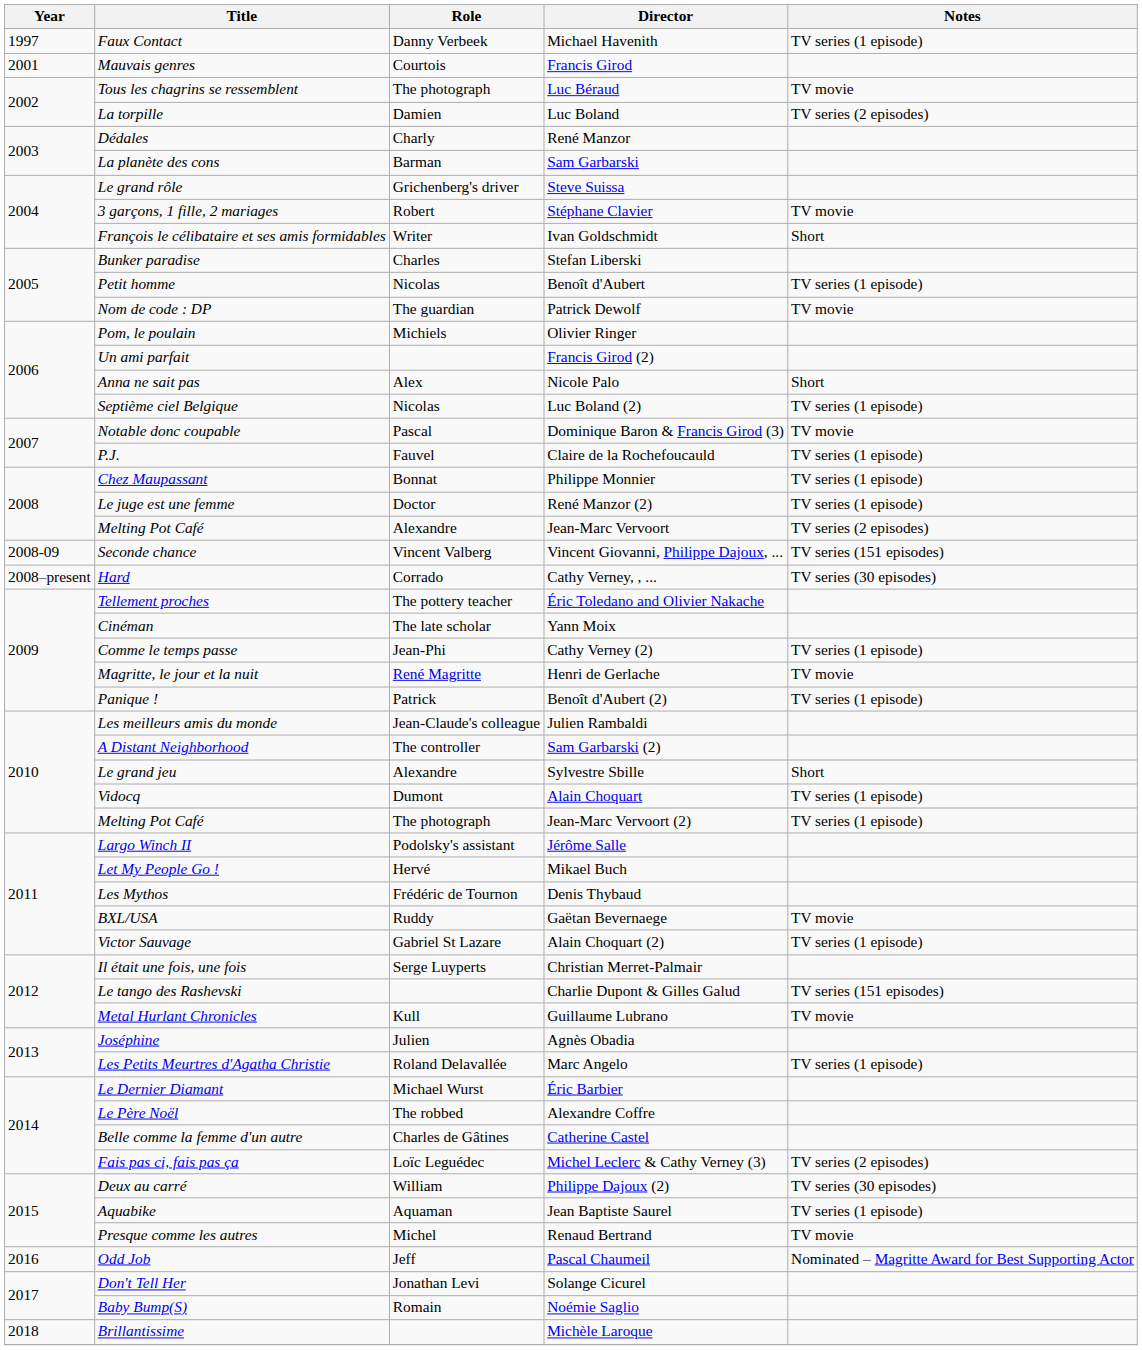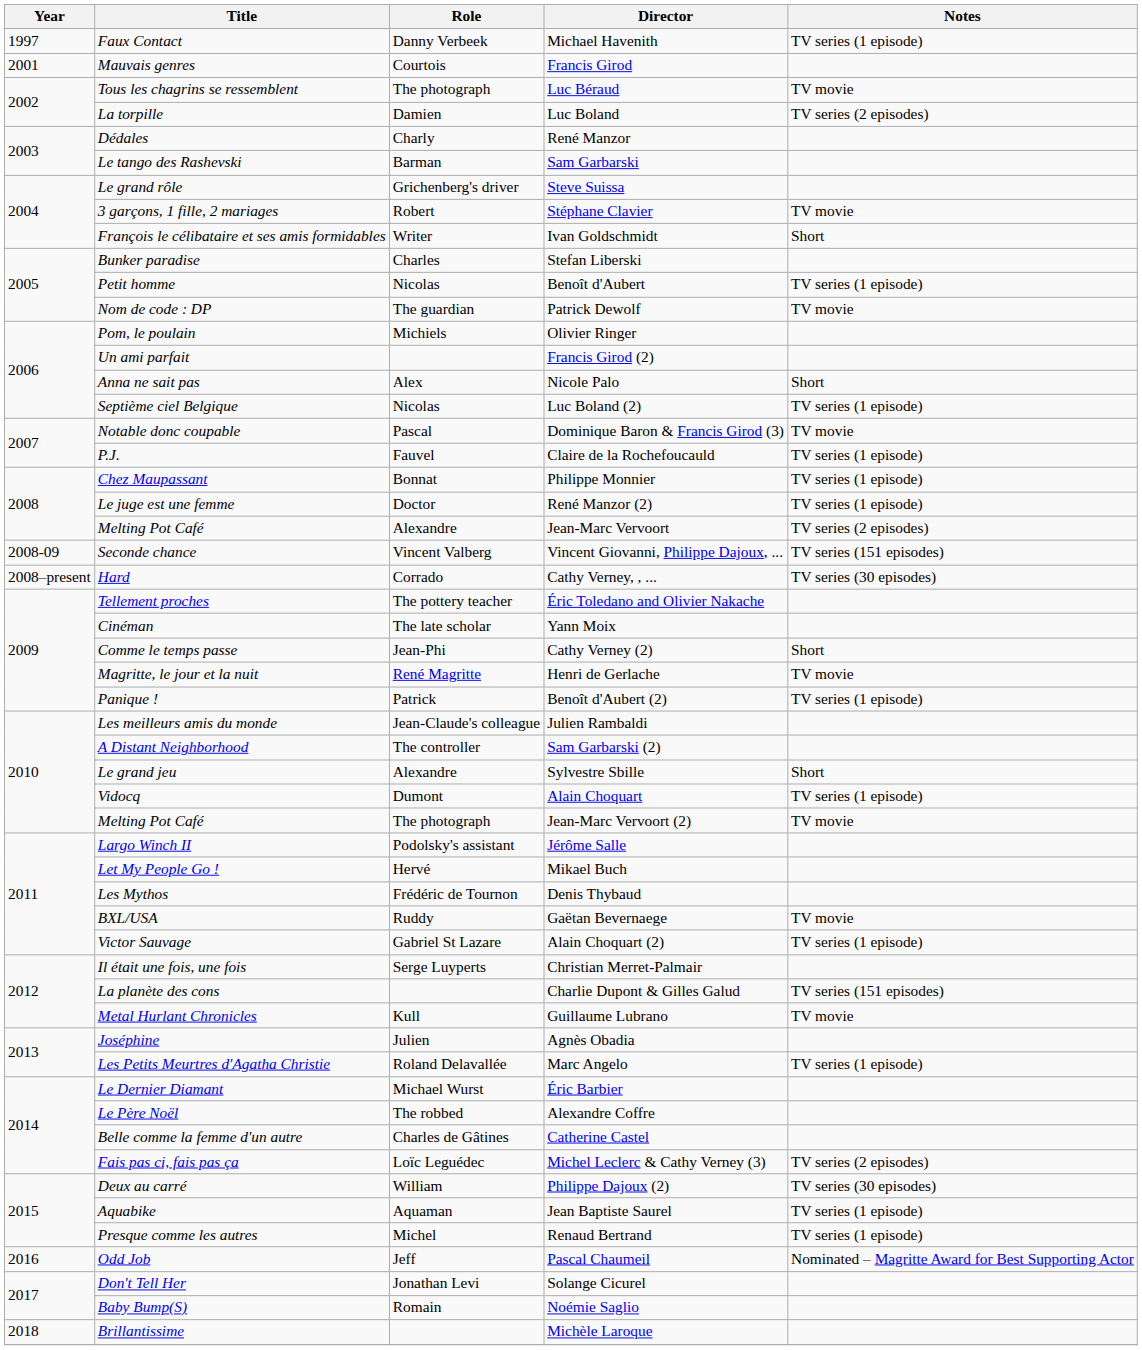(159, 162) La planète des cons -> (170, 162) Le tango des Rashevski
(857, 650) TV series (1 episode) -> (808, 650) Short
(857, 820) TV series (1 episode) -> (822, 820) TV movie
(170, 991) Le tango des Rashevski -> (159, 991) La planète des cons
(822, 1234) TV movie -> (857, 1234) TV series (1 episode)
